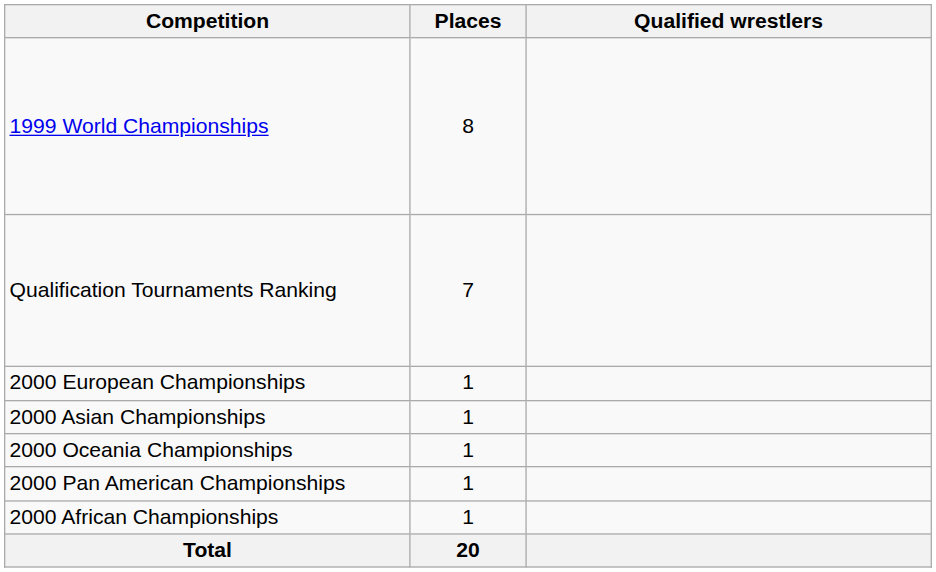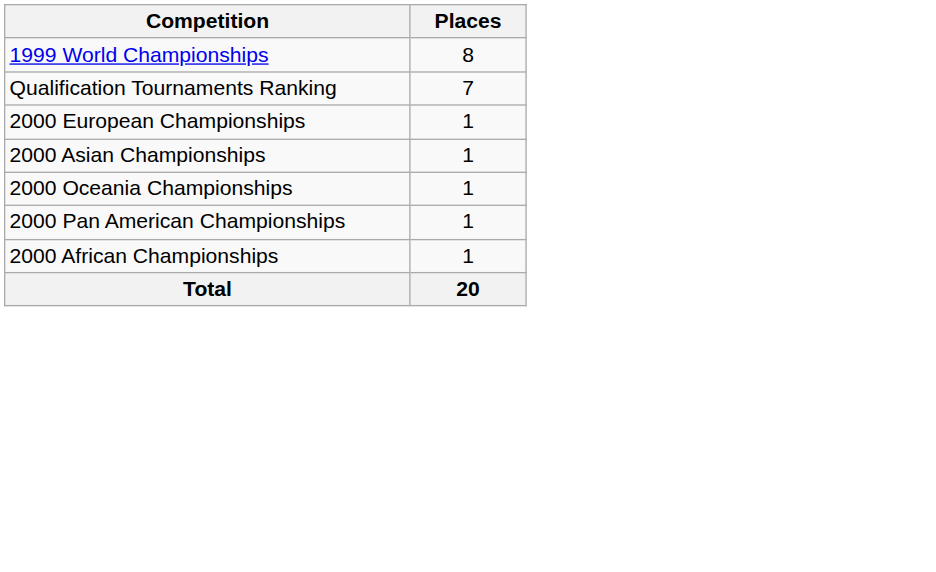- column: (729, 21)
